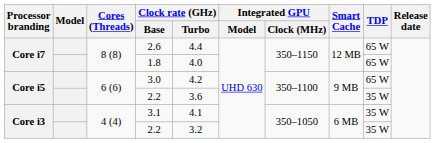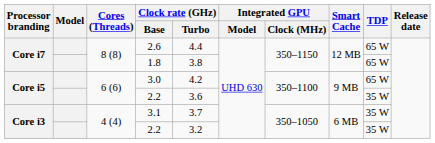(196, 63) 4.0 -> (196, 63) 3.8
(196, 113) 4.1 -> (196, 113) 3.7
